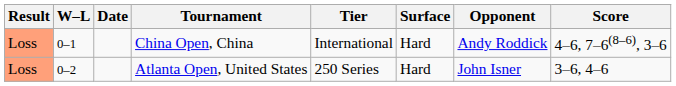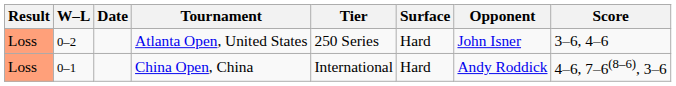rows swapped: (194, 43) <-> (221, 69)
